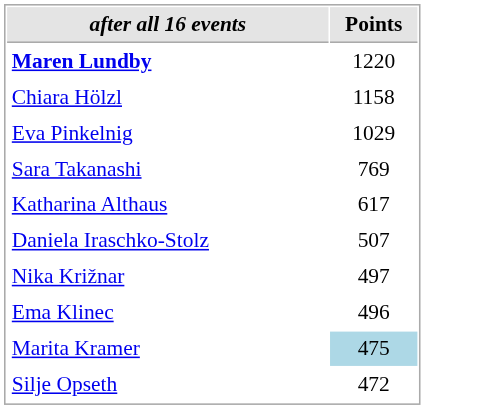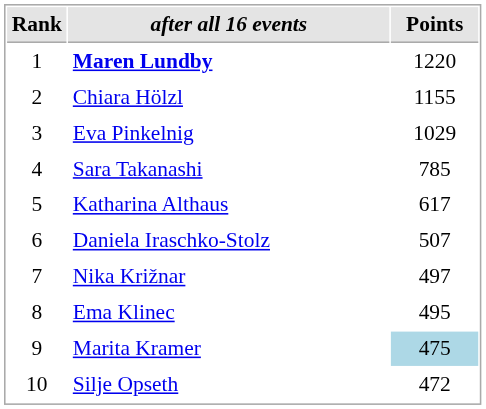+ column: (37, 23)
(374, 97) 1158 -> (435, 97) 1155
(374, 169) 769 -> (435, 169) 785
(374, 312) 496 -> (435, 312) 495
